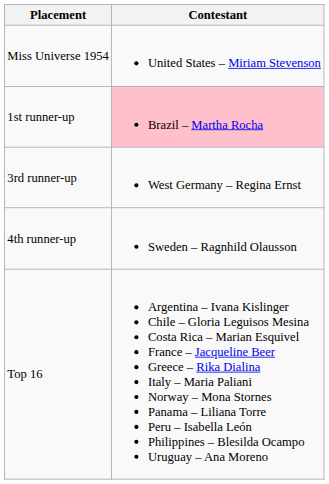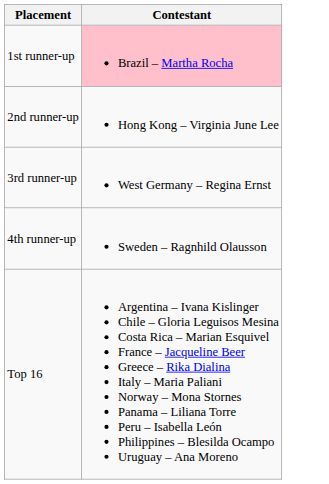- row: (58, 55)
+ row: (43, 116)
